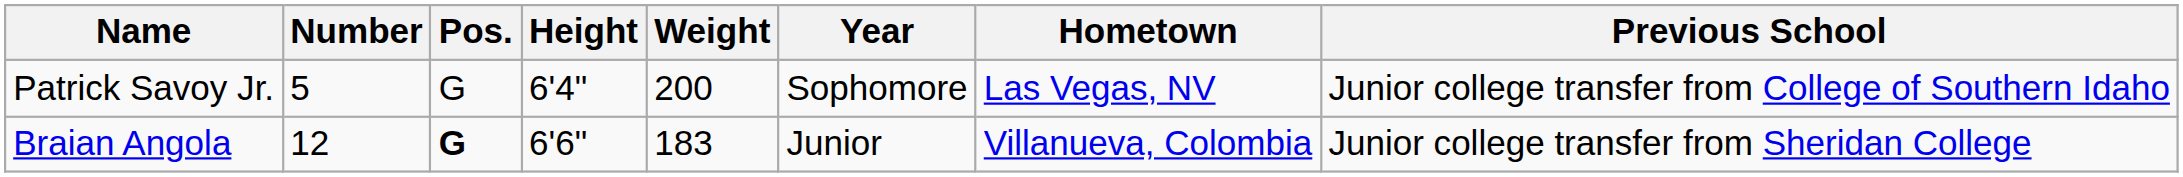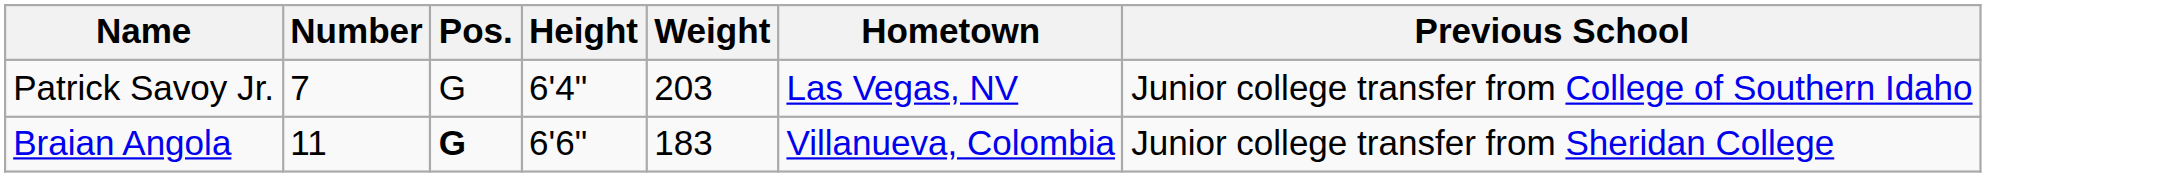- column: (877, 32)
(300, 87) 5 -> (300, 87) 7
(683, 87) 200 -> (683, 87) 203
(310, 143) 12 -> (308, 143) 11
